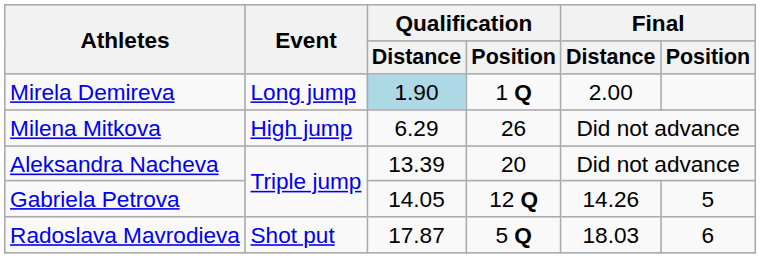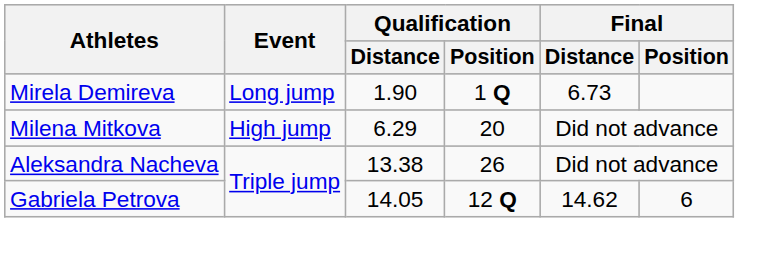(416, 92) lightblue background -> (395, 92) no background
(611, 92) 2.00 -> (589, 92) 6.73
(514, 128) 26 -> (492, 128) 20
(416, 164) 13.39 -> (395, 164) 13.38
(514, 164) 20 -> (492, 164) 26
(611, 200) 14.26 -> (589, 200) 14.62
(708, 200) 5 -> (687, 200) 6
- row: (125, 235)
